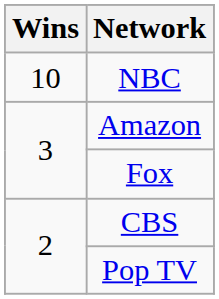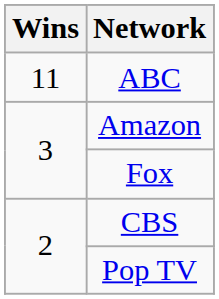+ row: (150, 76)
- row: (150, 76)
